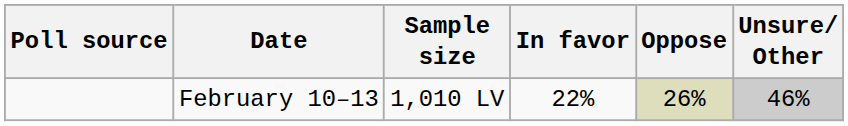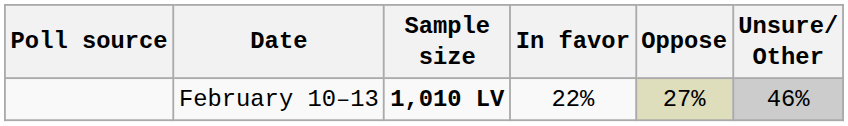(447, 100) normal -> (447, 100) bold
(684, 100) 26% -> (684, 100) 27%
